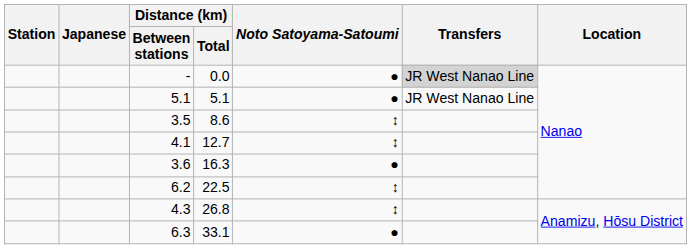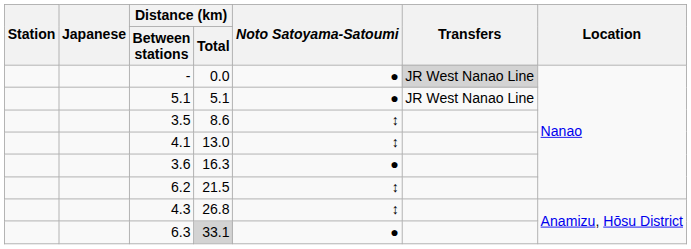(216, 143) 12.7 -> (216, 143) 13.0
(216, 187) 22.5 -> (216, 187) 21.5
(216, 232) no background -> (216, 232) lightgrey background
